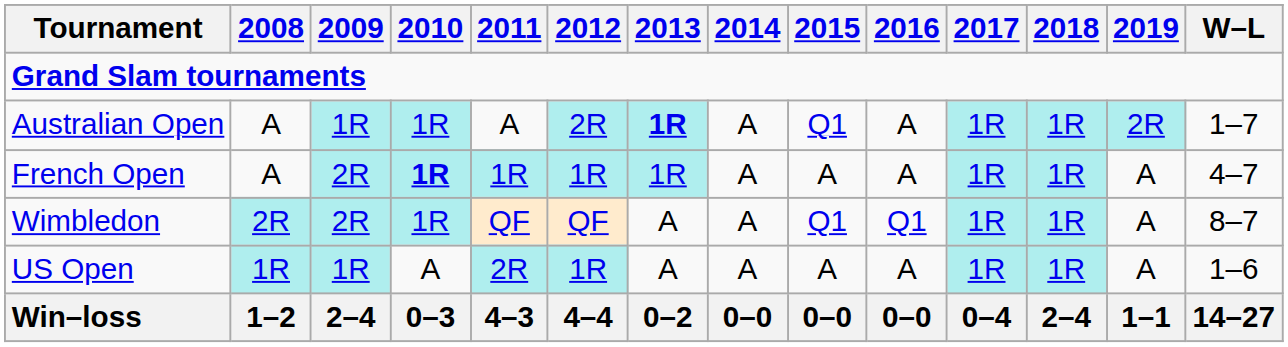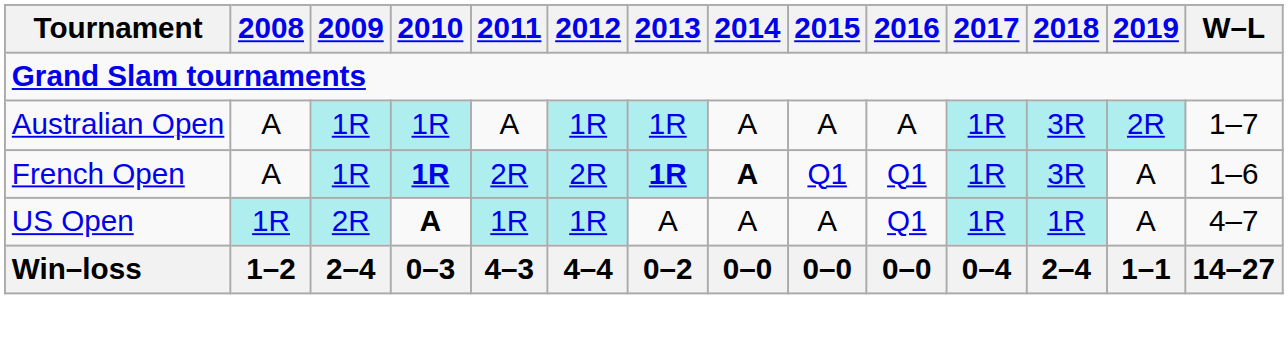(588, 124) 2R -> (588, 124) 1R
(668, 124) bold -> (668, 124) normal
(827, 124) Q1 -> (827, 124) A
(1066, 124) 1R -> (1066, 124) 3R
(351, 172) 2R -> (351, 172) 1R
(509, 172) 1R -> (509, 172) 2R
(588, 172) 1R -> (588, 172) 2R
(668, 172) normal -> (668, 172) bold
(747, 172) normal -> (747, 172) bold
(827, 172) A -> (827, 172) Q1
(907, 172) A -> (907, 172) Q1
(1066, 172) 1R -> (1066, 172) 3R
(1234, 172) 4–7 -> (1234, 172) 1–6
- row: (86, 220)
(351, 268) 1R -> (351, 220) 2R
(430, 268) normal -> (430, 220) bold
(509, 268) 2R -> (509, 220) 1R
(907, 268) A -> (907, 220) Q1
(1234, 268) 1–6 -> (1234, 220) 4–7
